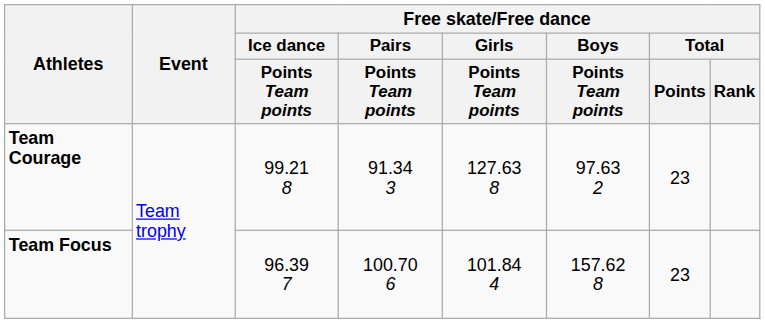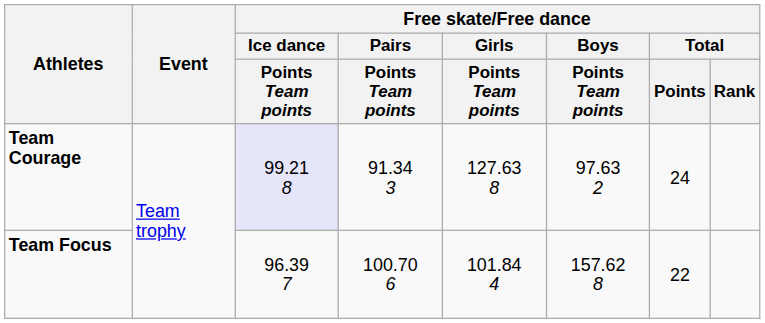(287, 177) no background -> (287, 177) lavender background
(680, 177) 23 -> (680, 177) 24
(680, 275) 23 -> (680, 275) 22
